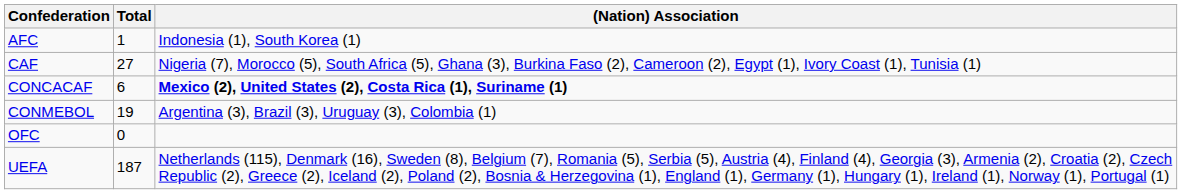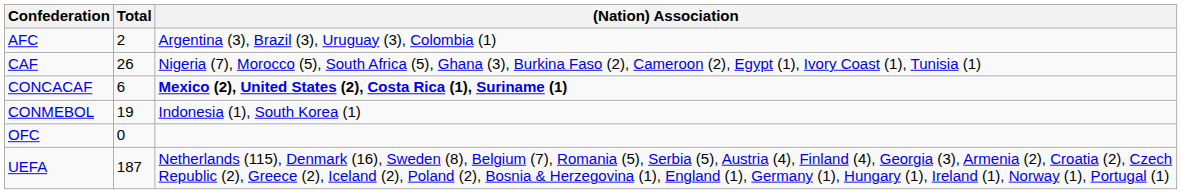(121, 40) 1 -> (121, 40) 2
(260, 40) Indonesia (1), South Korea (1) -> (327, 40) Argentina (3), Brazil (3), Uruguay (3), Colombia (1)
(125, 64) 27 -> (125, 64) 26
(327, 111) Argentina (3), Brazil (3), Uruguay (3), Colombia (1) -> (260, 111) Indonesia (1), South Korea (1)
